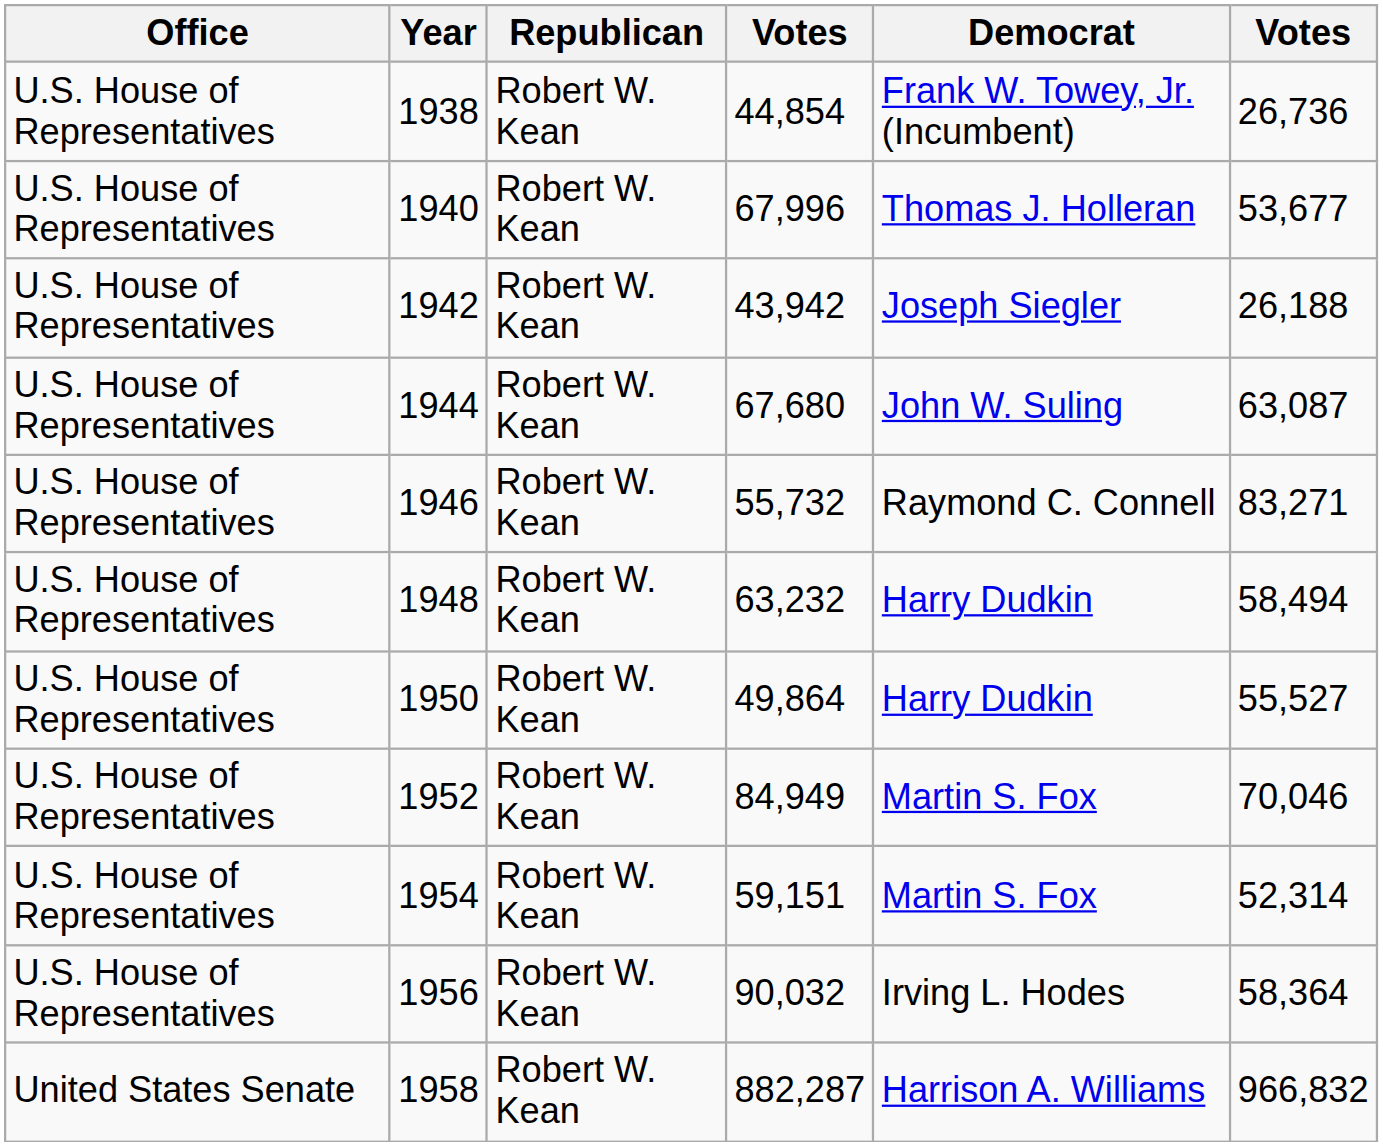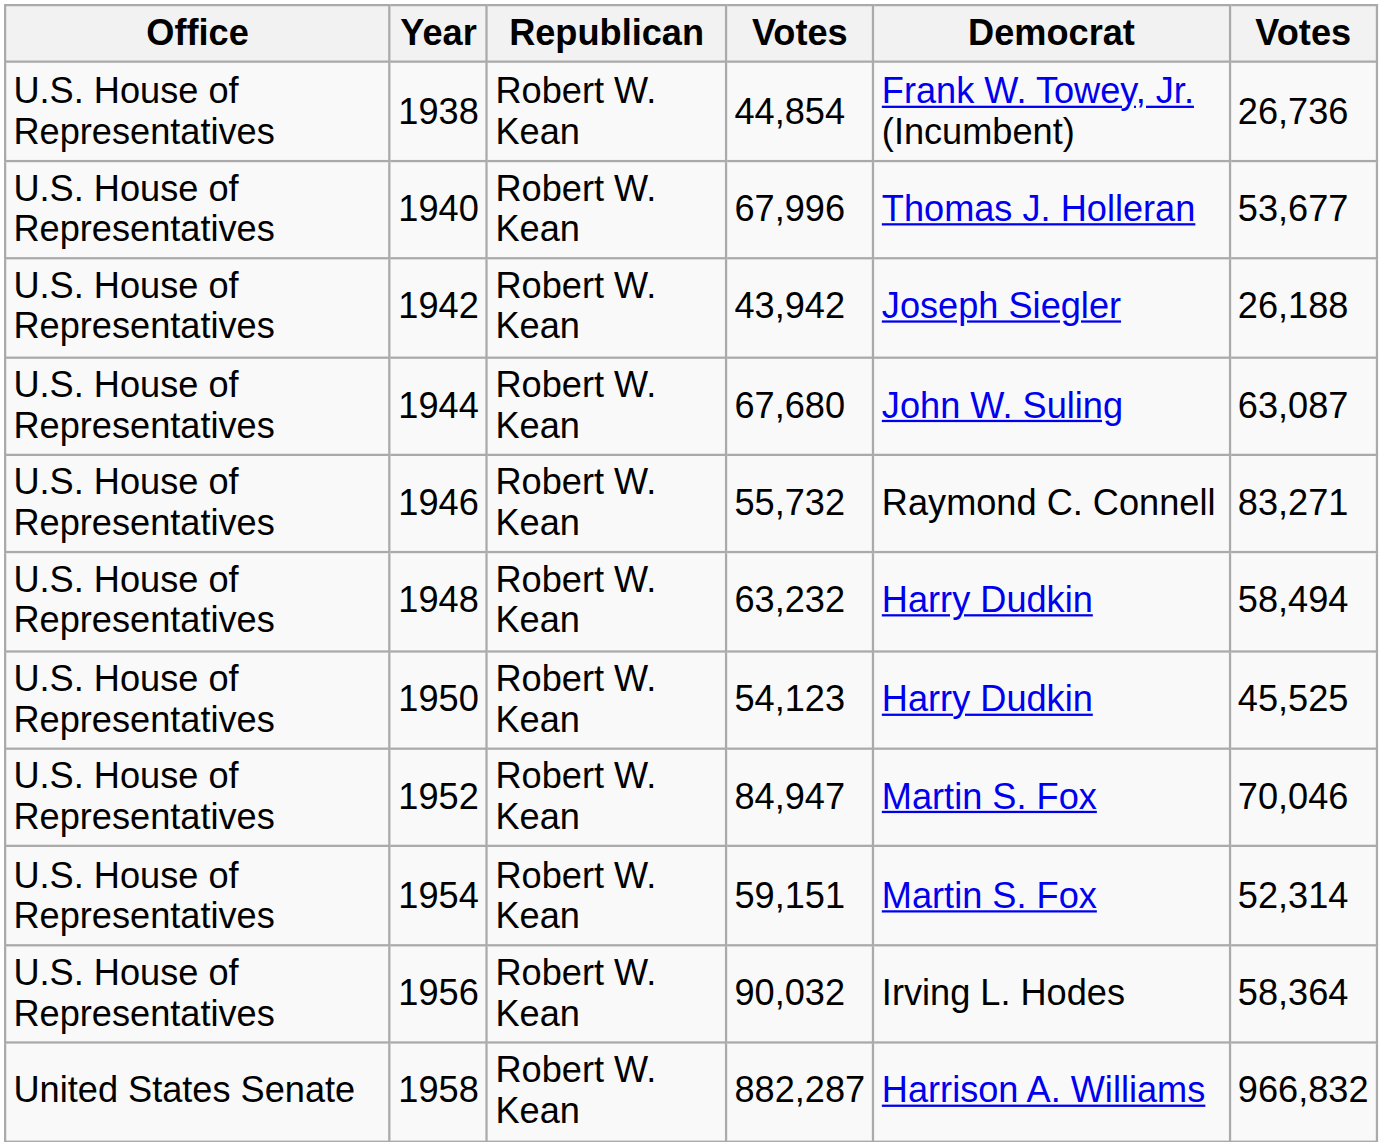(790, 699) 49,864 -> (790, 699) 54,123
(1293, 699) 55,527 -> (1293, 699) 45,525
(790, 797) 84,949 -> (790, 797) 84,947
